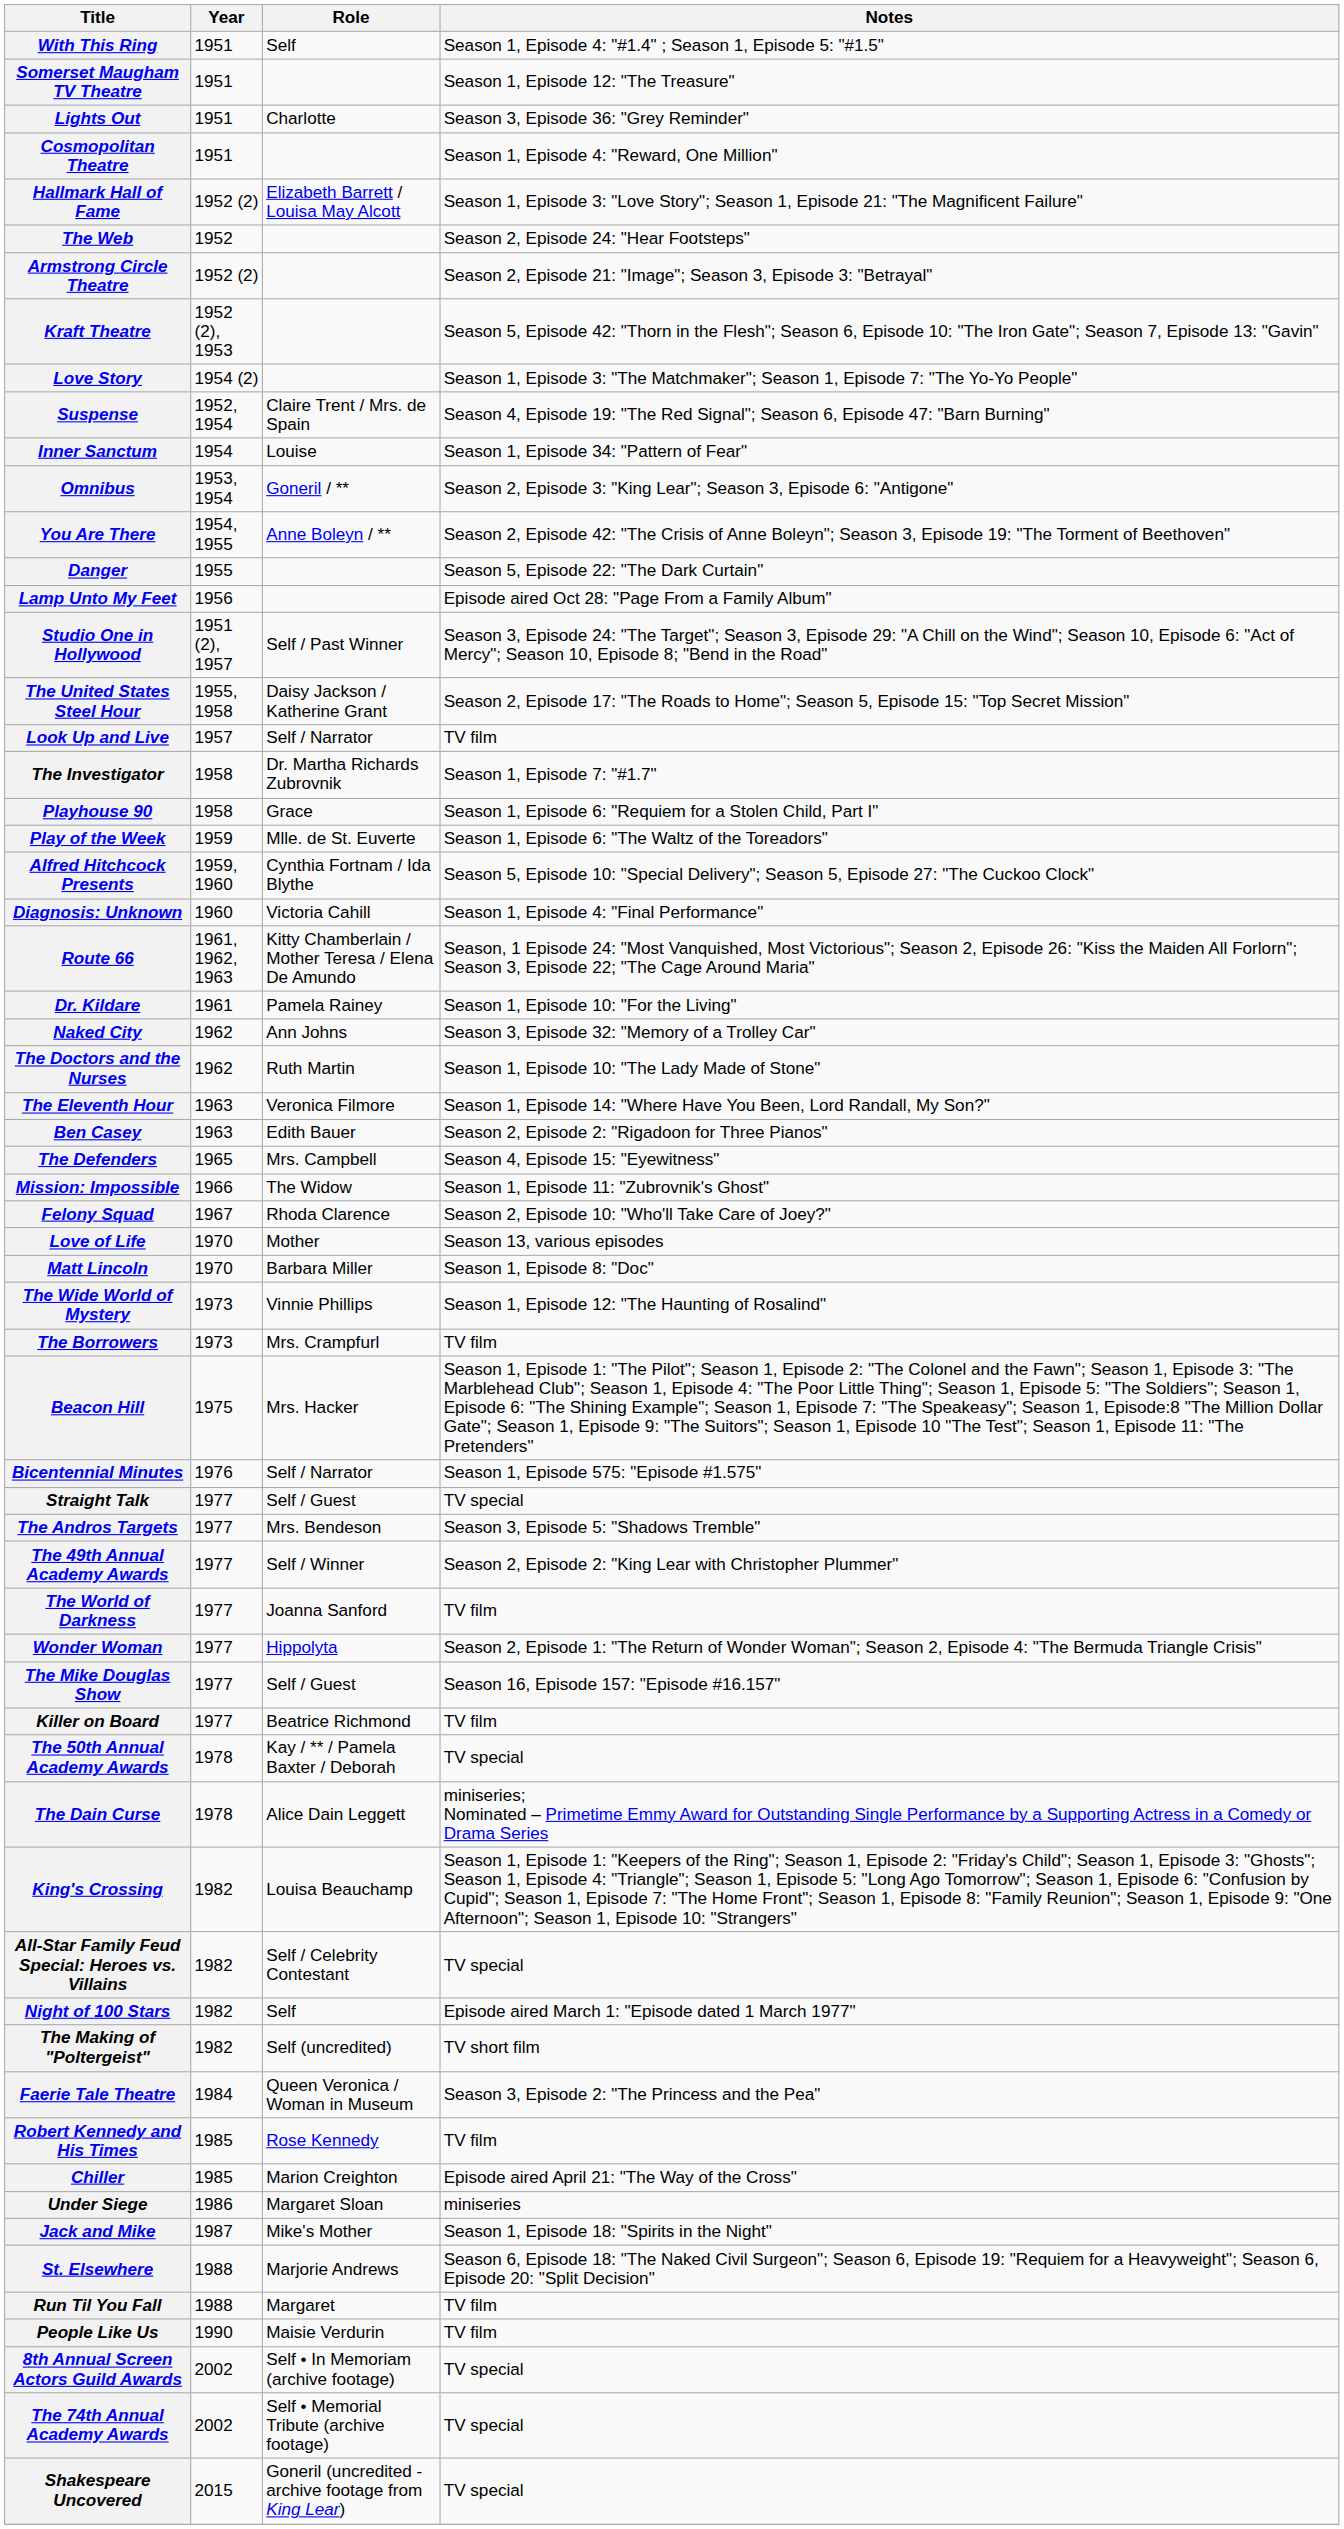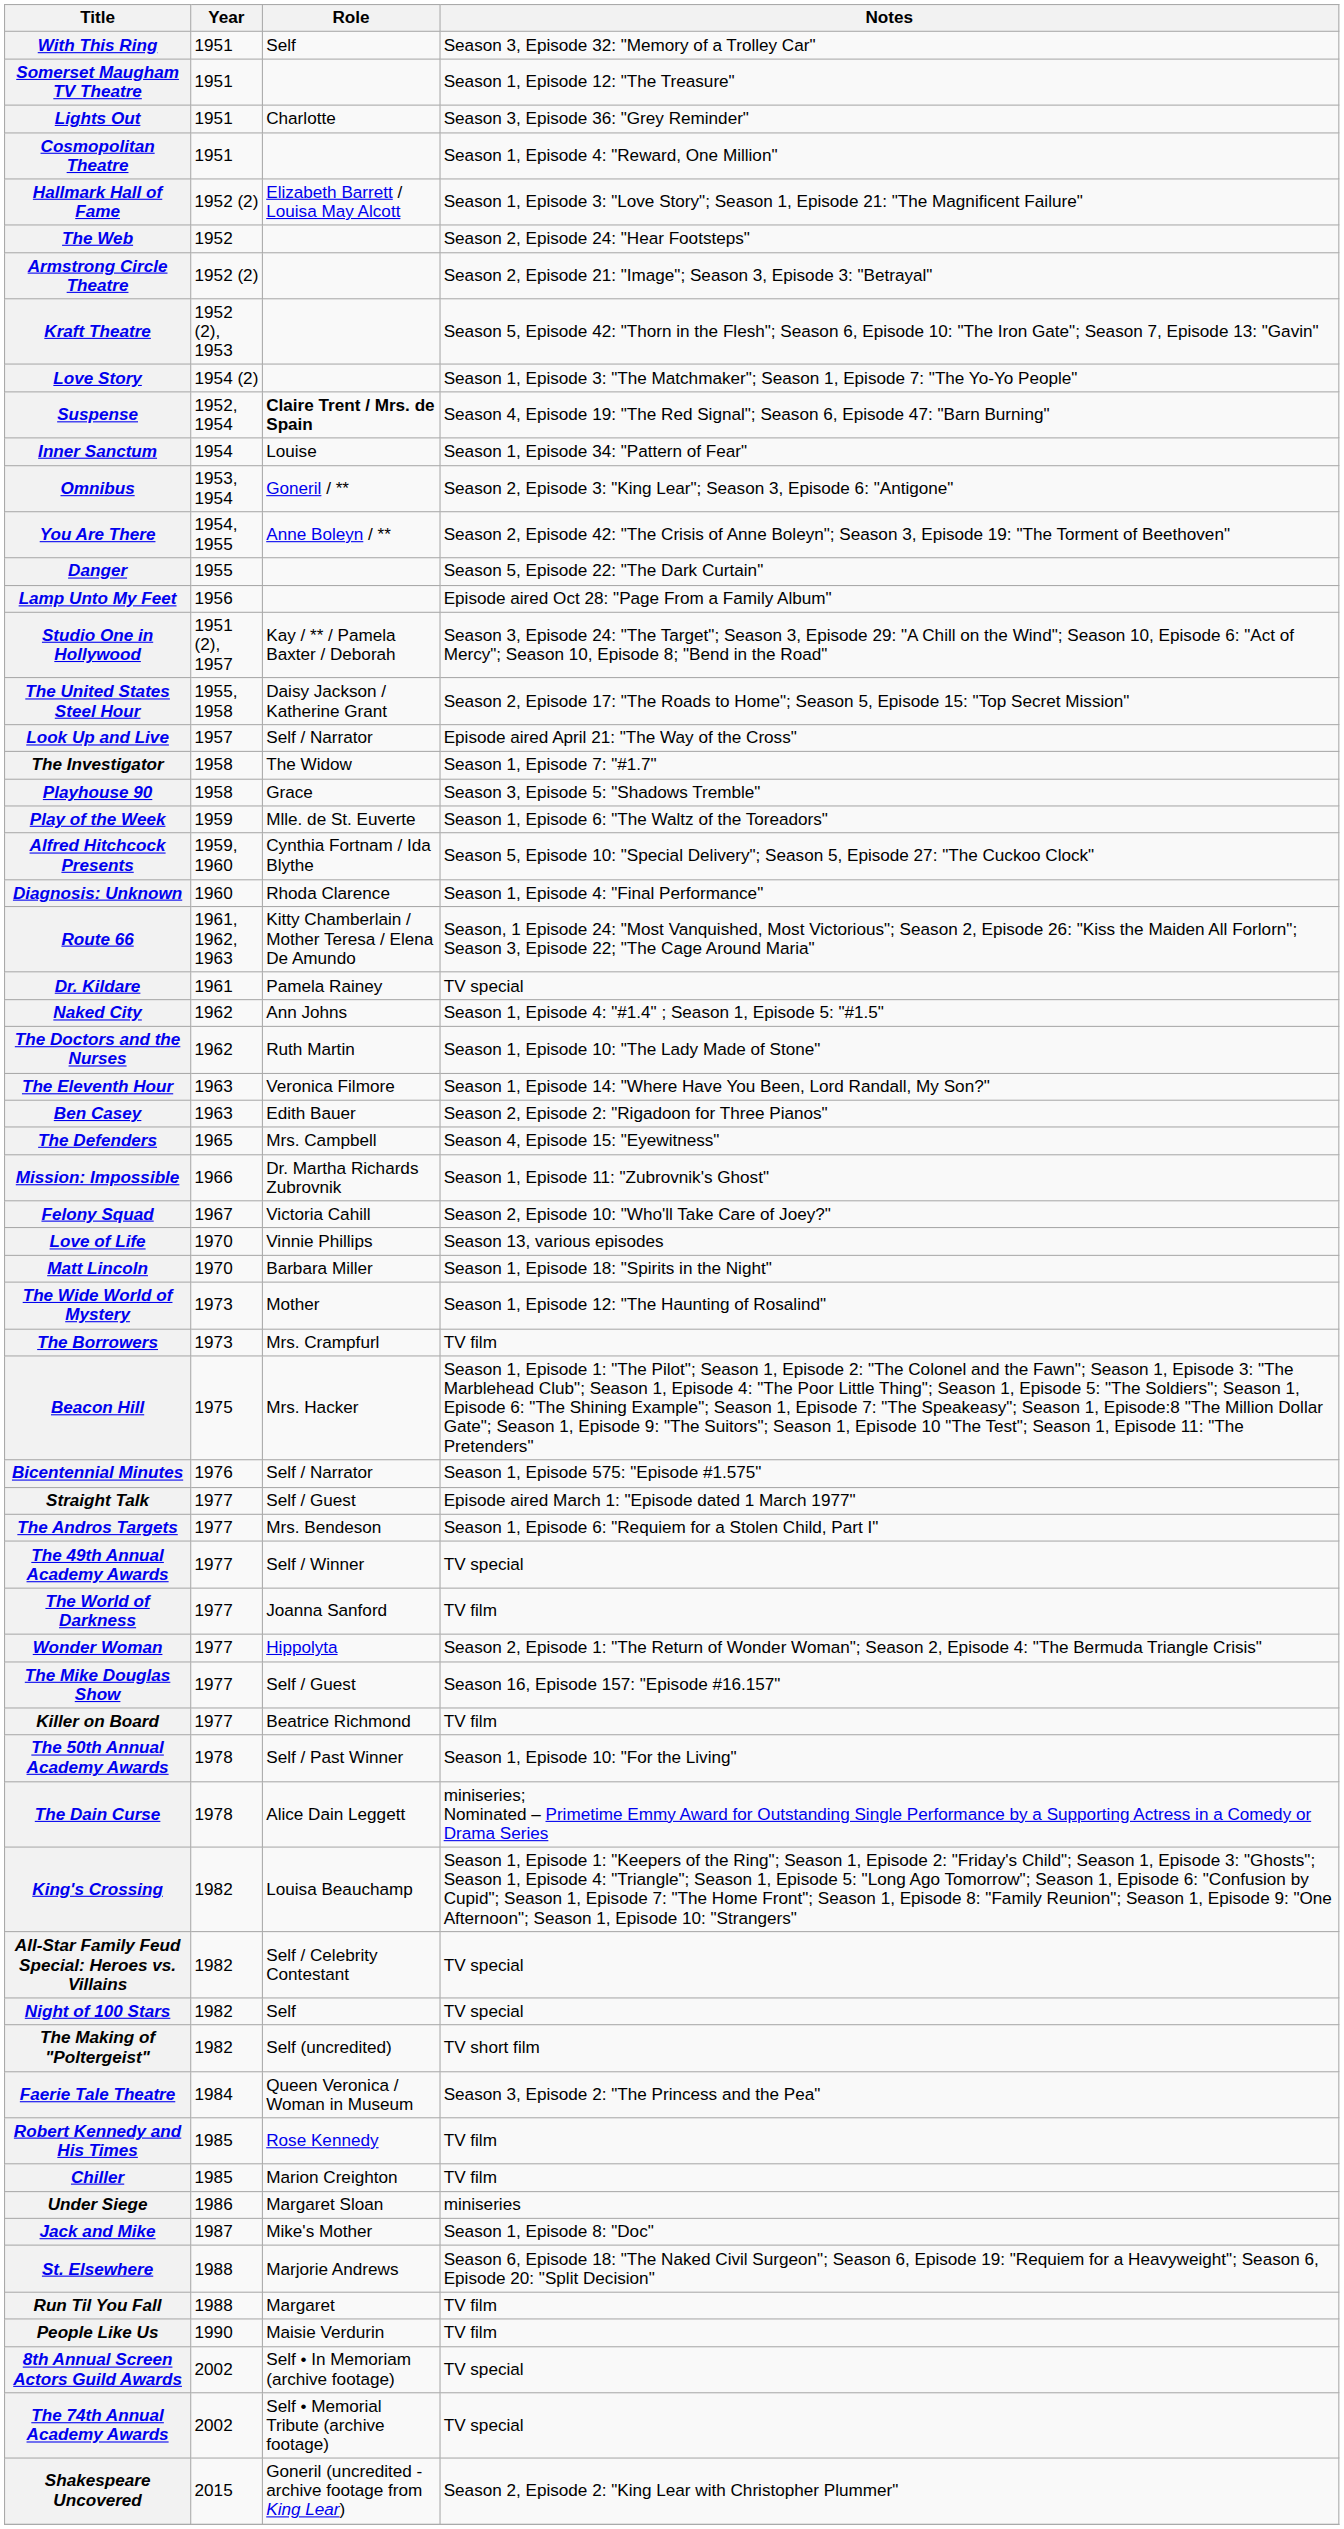(664, 45) Season 1, Episode 4: "#1.4" ; Season 1, Episode 5: "#1.5" -> (630, 45) Season 3, Episode 32: "Memory of a Trolley Car"
(346, 414) normal -> (350, 414) bold
(335, 645) Self / Past Winner -> (331, 645) Kay / ** / Pamela Baxter / Deborah
(470, 737) TV film -> (620, 737) Episode aired April 21: "The Way of the Cross"
(342, 774) Dr. Martha Richards Zubrovnik -> (309, 765) The Widow
(661, 811) Season 1, Episode 6: "Requiem for a Stolen Child, Part I" -> (602, 792) Season 3, Episode 5: "Shadows Tremble"
(318, 912) Victoria Cahill -> (328, 892) Rhoda Clarence
(590, 1005) Season 1, Episode 10: "For the Living" -> (484, 985) TV special
(630, 1032) Season 3, Episode 32: "Memory of a Trolley Car" -> (664, 1012) Season 1, Episode 4: "#1.4" ; Season 1, Episode 5: "#1.5"
(309, 1187) The Widow -> (342, 1177) Dr. Martha Richards Zubrovnik
(328, 1214) Rhoda Clarence -> (318, 1214) Victoria Cahill
(293, 1241) Mother -> (319, 1241) Vinnie Phillips
(549, 1268) Season 1, Episode 8: "Doc" -> (608, 1268) Season 1, Episode 18: "Spirits in the Night"
(319, 1305) Vinnie Phillips -> (293, 1305) Mother
(484, 1500) TV special -> (650, 1500) Episode aired March 1: "Episode dated 1 March 1977"
(602, 1527) Season 3, Episode 5: "Shadows Tremble" -> (661, 1527) Season 1, Episode 6: "Requiem for a Stolen Child, Part I"
(671, 1564) Season 2, Episode 2: "King Lear with Christopher Plummer" -> (484, 1564) TV special
(331, 1758) Kay / ** / Pamela Baxter / Deborah -> (335, 1758) Self / Past Winner
(484, 1758) TV special -> (590, 1758) Season 1, Episode 10: "For the Living"
(650, 2011) Episode aired March 1: "Episode dated 1 March 1977" -> (484, 2011) TV special
(620, 2177) Episode aired April 21: "The Way of the Cross" -> (470, 2177) TV film
(608, 2231) Season 1, Episode 18: "Spirits in the Night" -> (549, 2231) Season 1, Episode 8: "Doc"
(484, 2491) TV special -> (671, 2491) Season 2, Episode 2: "King Lear with Christopher Plummer"
